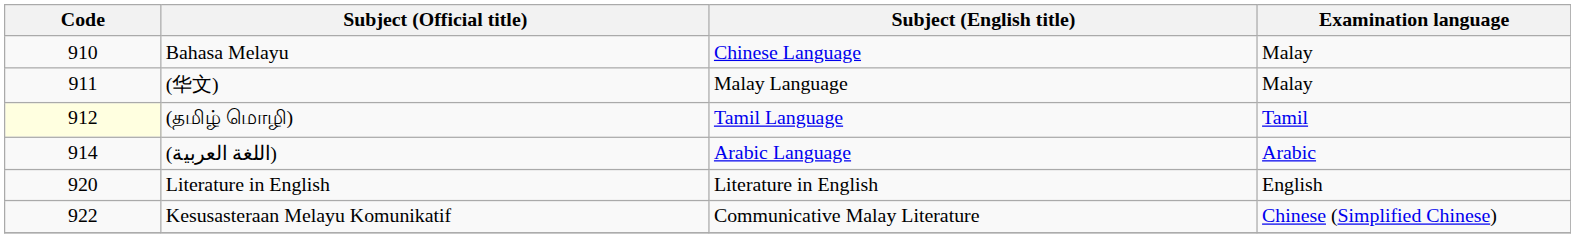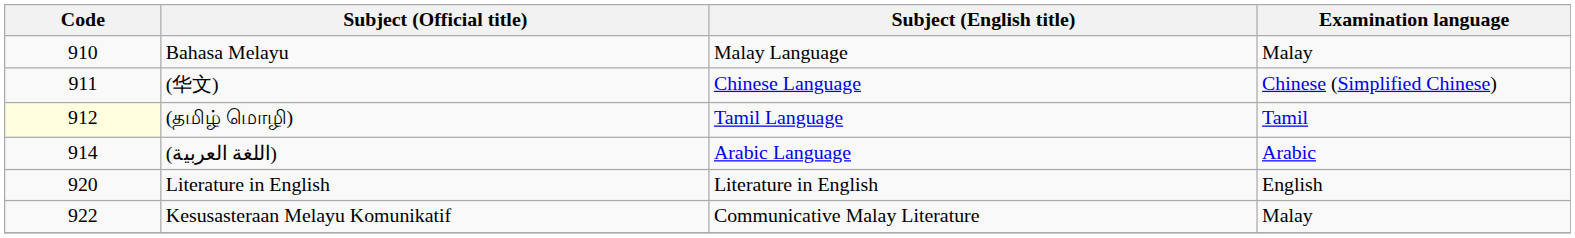(787, 51) Chinese Language -> (781, 51) Malay Language
(781, 83) Malay Language -> (787, 83) Chinese Language
(1287, 83) Malay -> (1379, 83) Chinese (Simplified Chinese)
(1379, 216) Chinese (Simplified Chinese) -> (1287, 216) Malay
